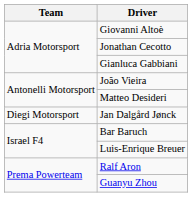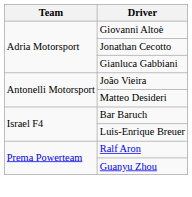- row: (138, 114)
